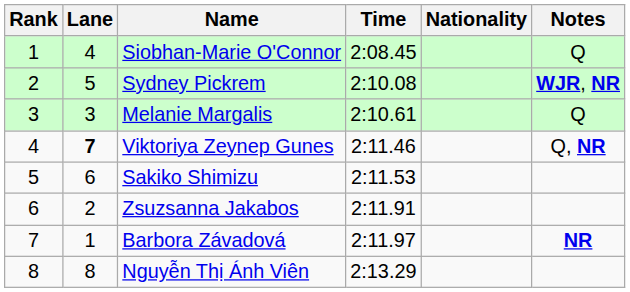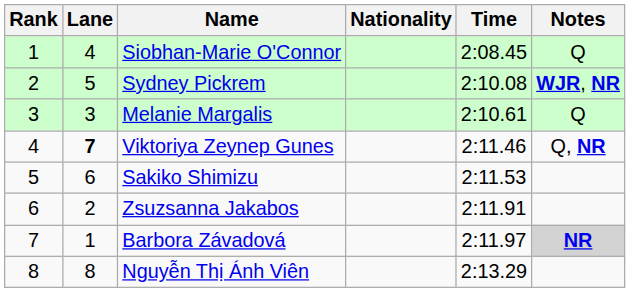columns swapped: (476, 20) <-> (383, 20)
(578, 240) no background -> (578, 240) lightgrey background
